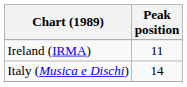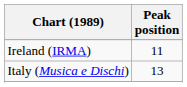(157, 71) 14 -> (157, 71) 13
